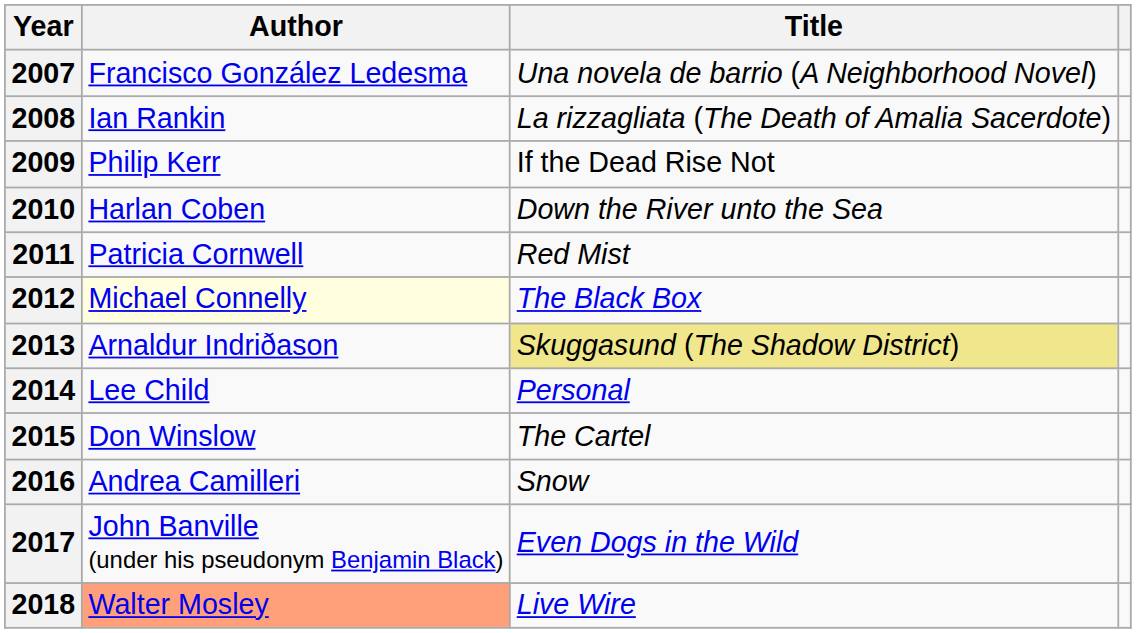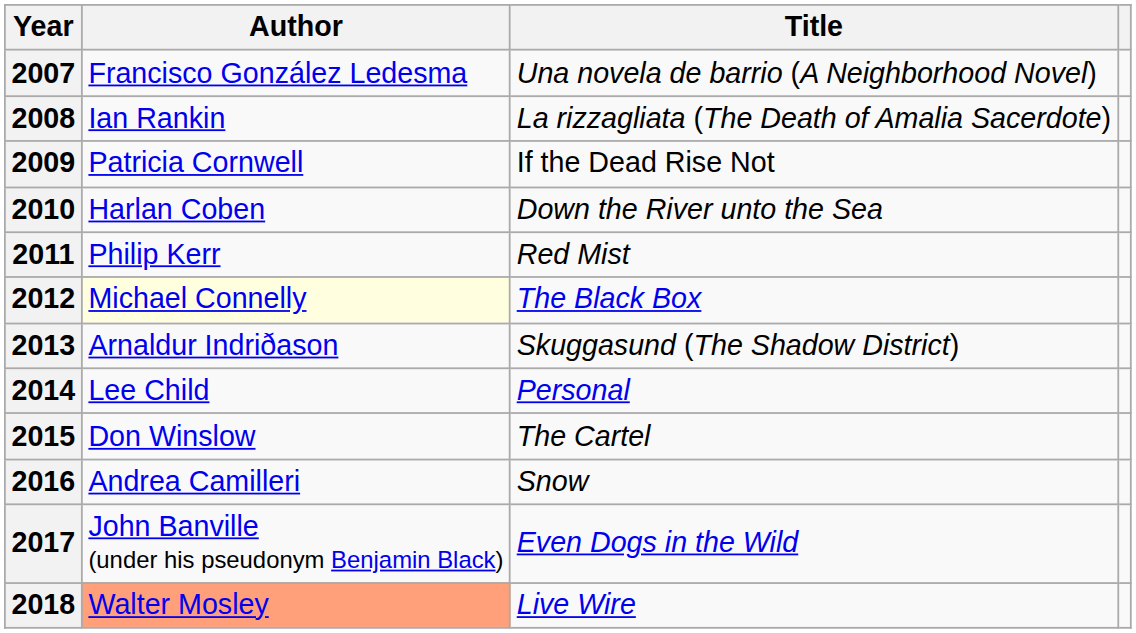(154, 163) Philip Kerr -> (196, 163) Patricia Cornwell
(196, 254) Patricia Cornwell -> (154, 254) Philip Kerr
(738, 345) khaki background -> (738, 345) no background
